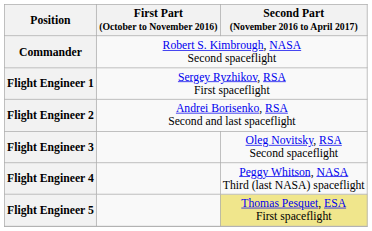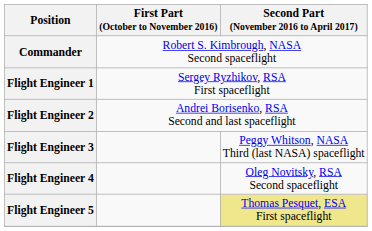(294, 146) Oleg Novitsky, RSA Second spaceflight -> (294, 146) Peggy Whitson, NASA Third (last NASA) spaceflight
(294, 178) Peggy Whitson, NASA Third (last NASA) spaceflight -> (294, 178) Oleg Novitsky, RSA Second spaceflight
